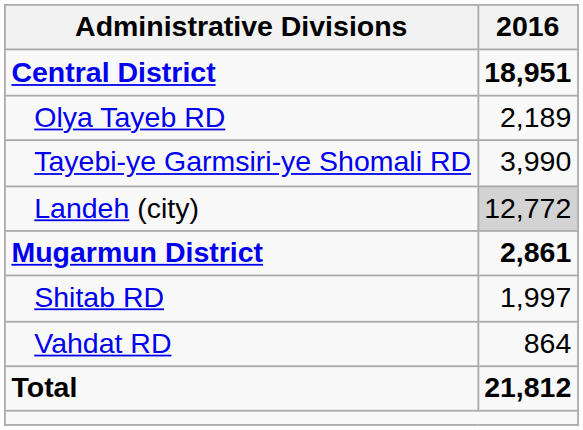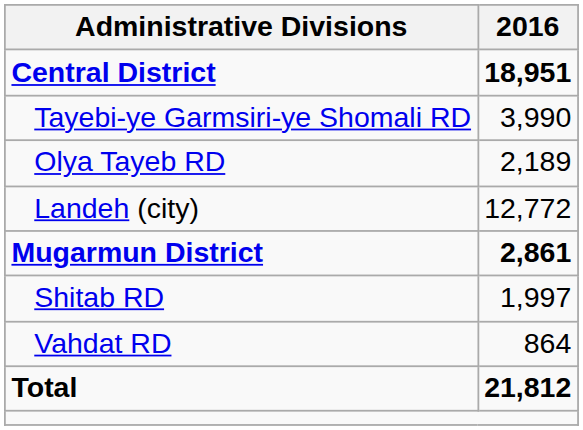rows swapped: (130, 117) <-> (253, 162)
(528, 207) lightgrey background -> (528, 207) no background
